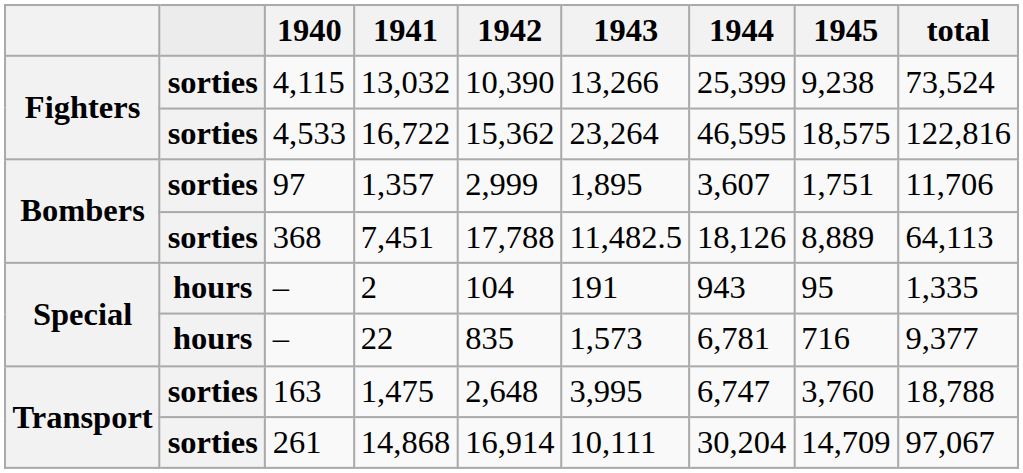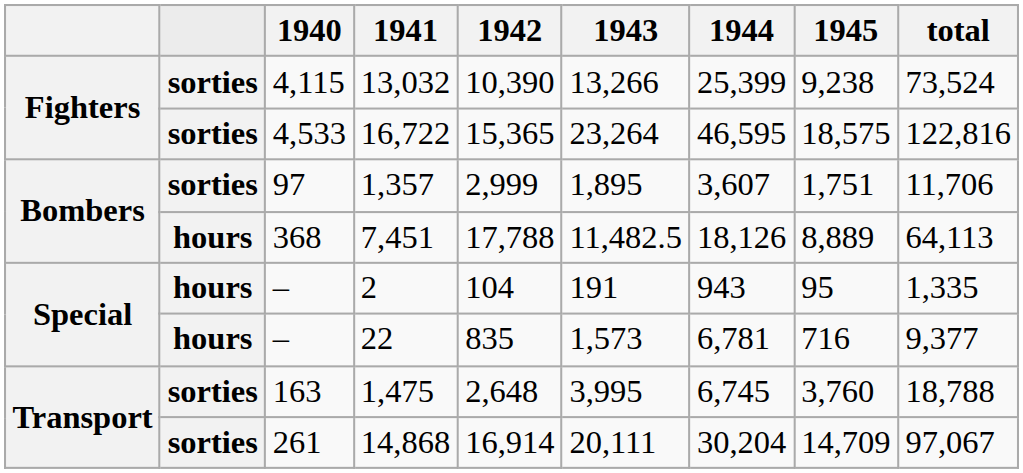(510, 133) 15,362 -> (510, 133) 15,365
(213, 236) sorties -> (213, 236) hours
(733, 390) 6,747 -> (733, 390) 6,745
(613, 442) 10,111 -> (613, 442) 20,111
